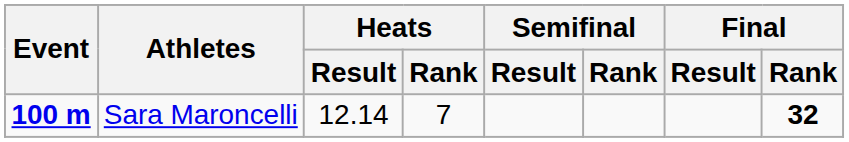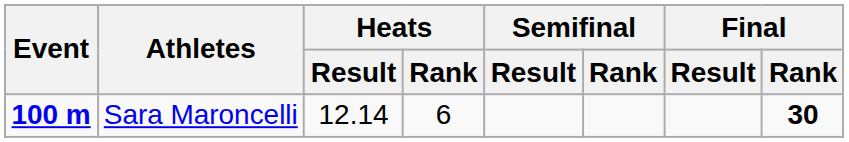(443, 116) 7 -> (443, 116) 6
(803, 116) 32 -> (803, 116) 30
